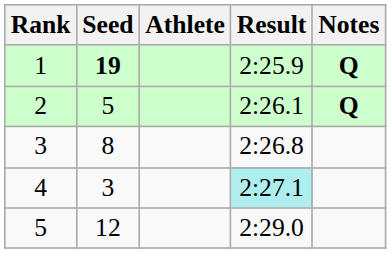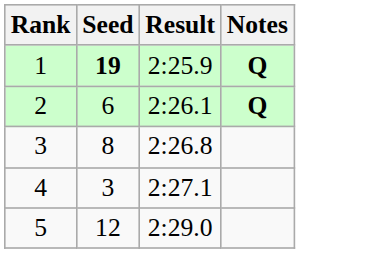- column: (185, 24)
(108, 106) 5 -> (108, 106) 6
(272, 187) paleturquoise background -> (180, 187) no background
